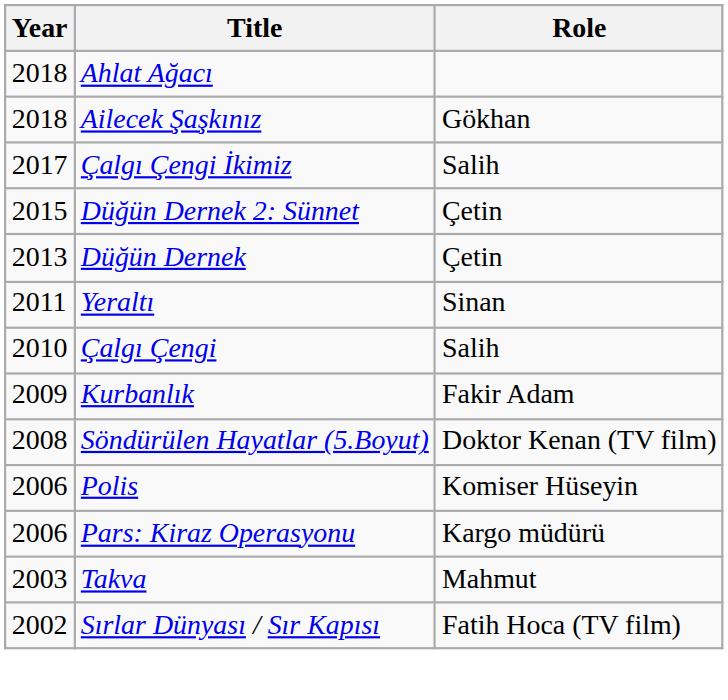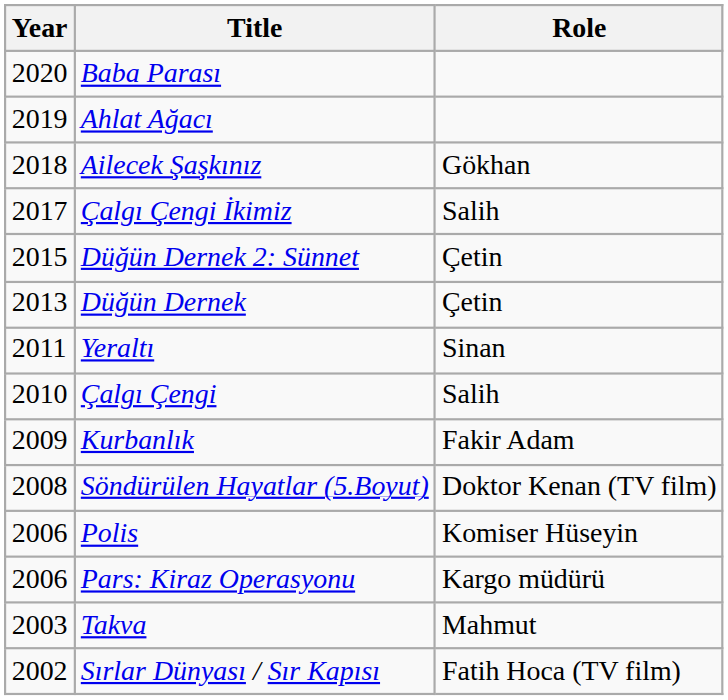+ row: (151, 73)
(40, 73) 2018 -> (40, 119) 2019
